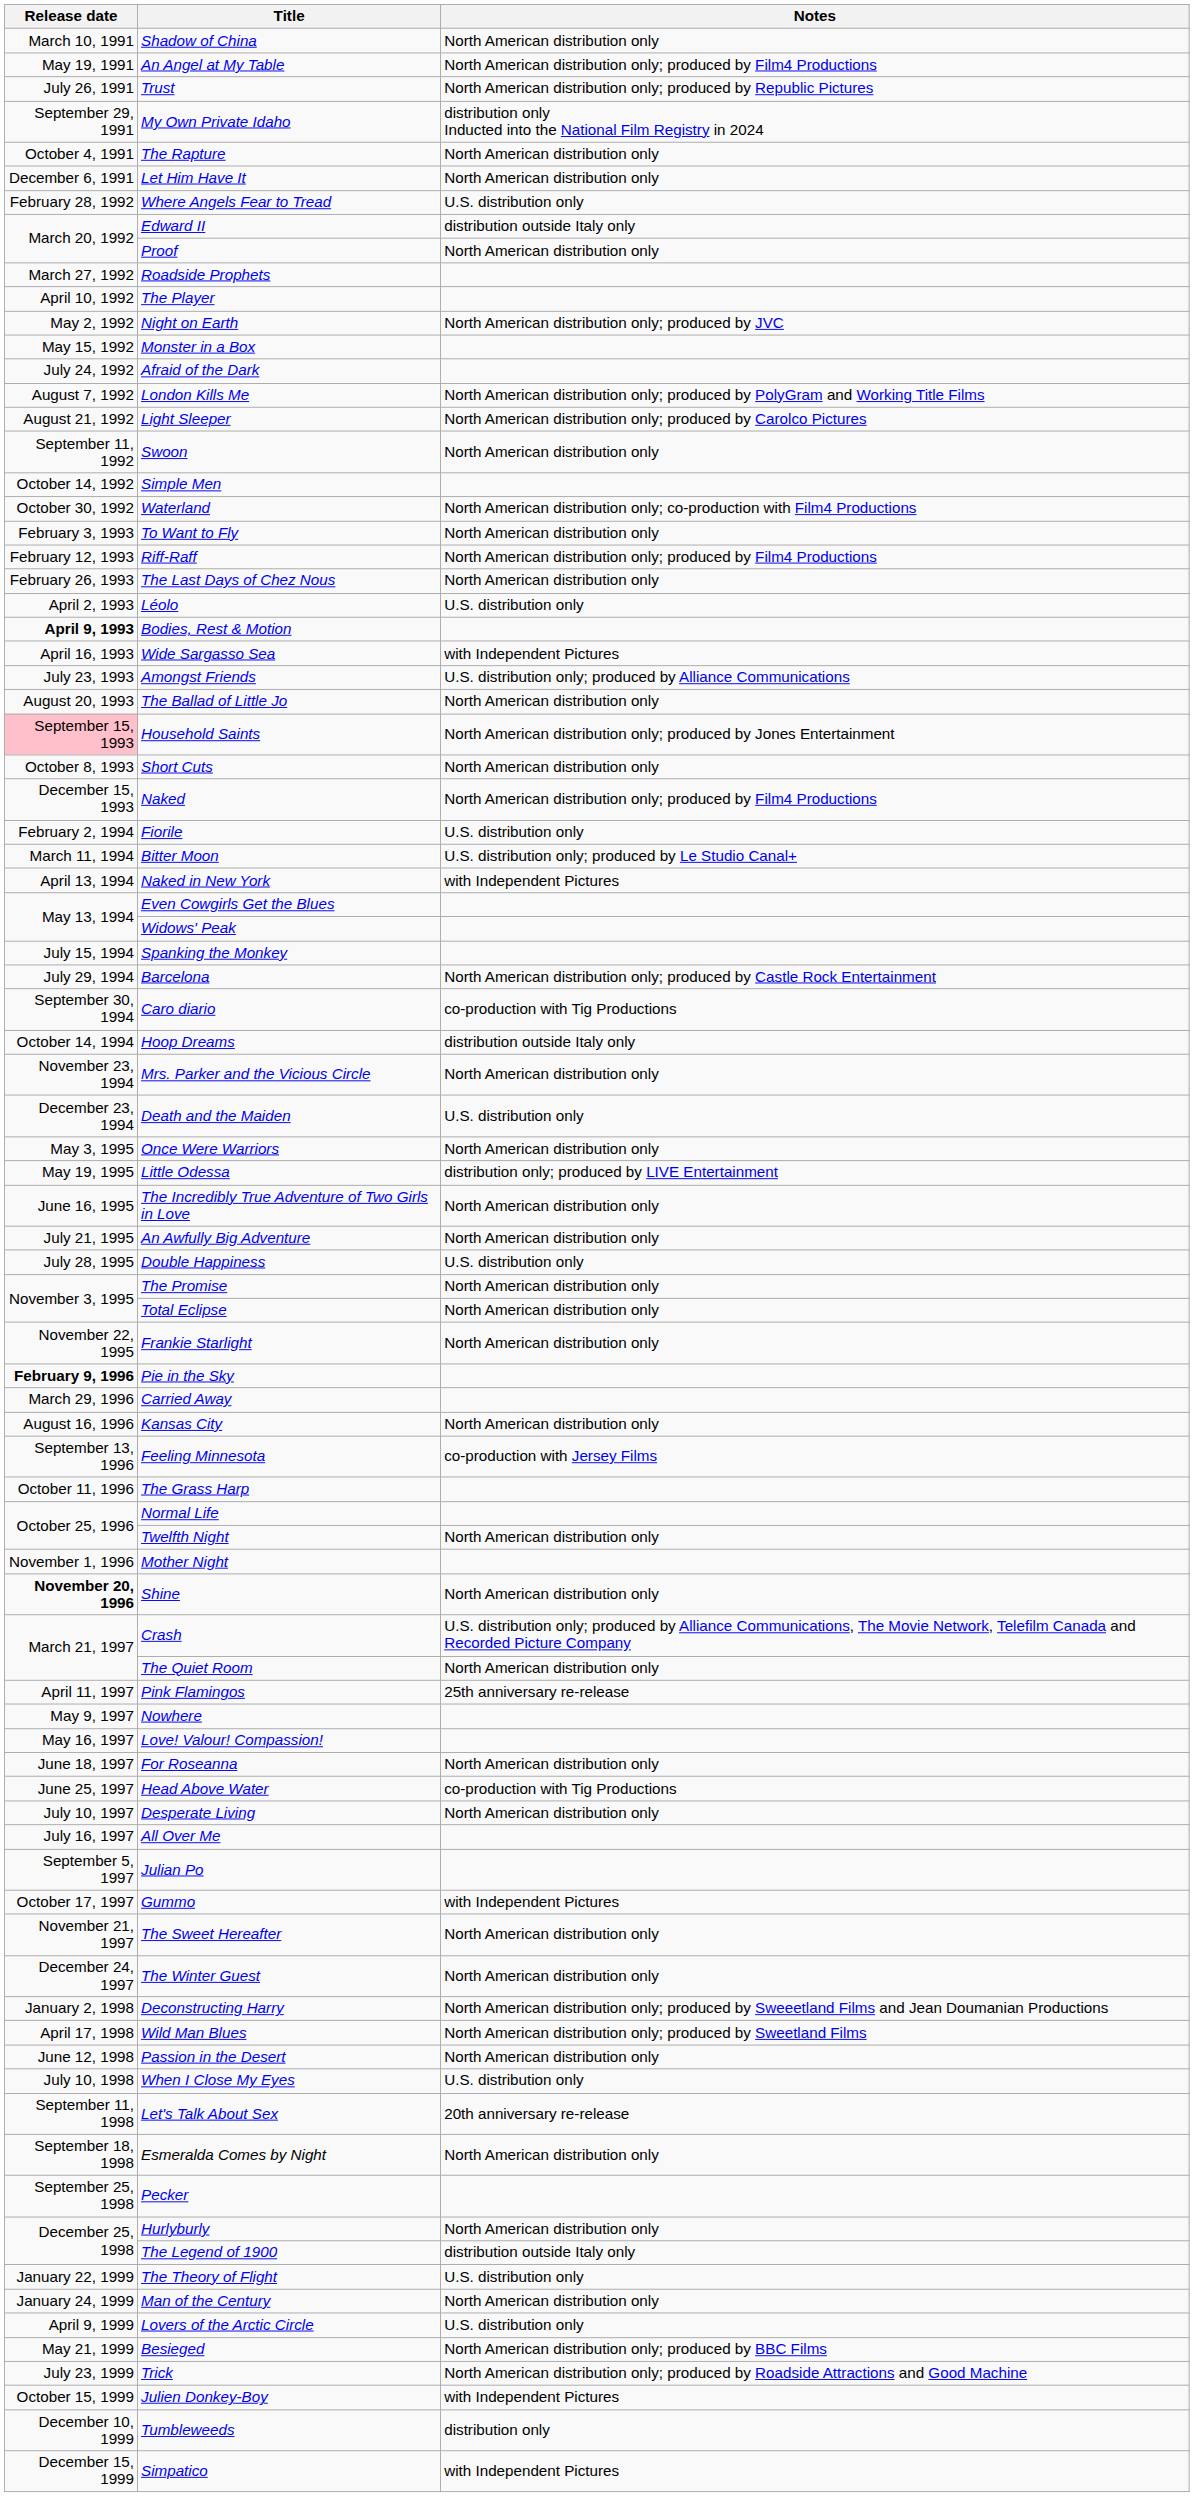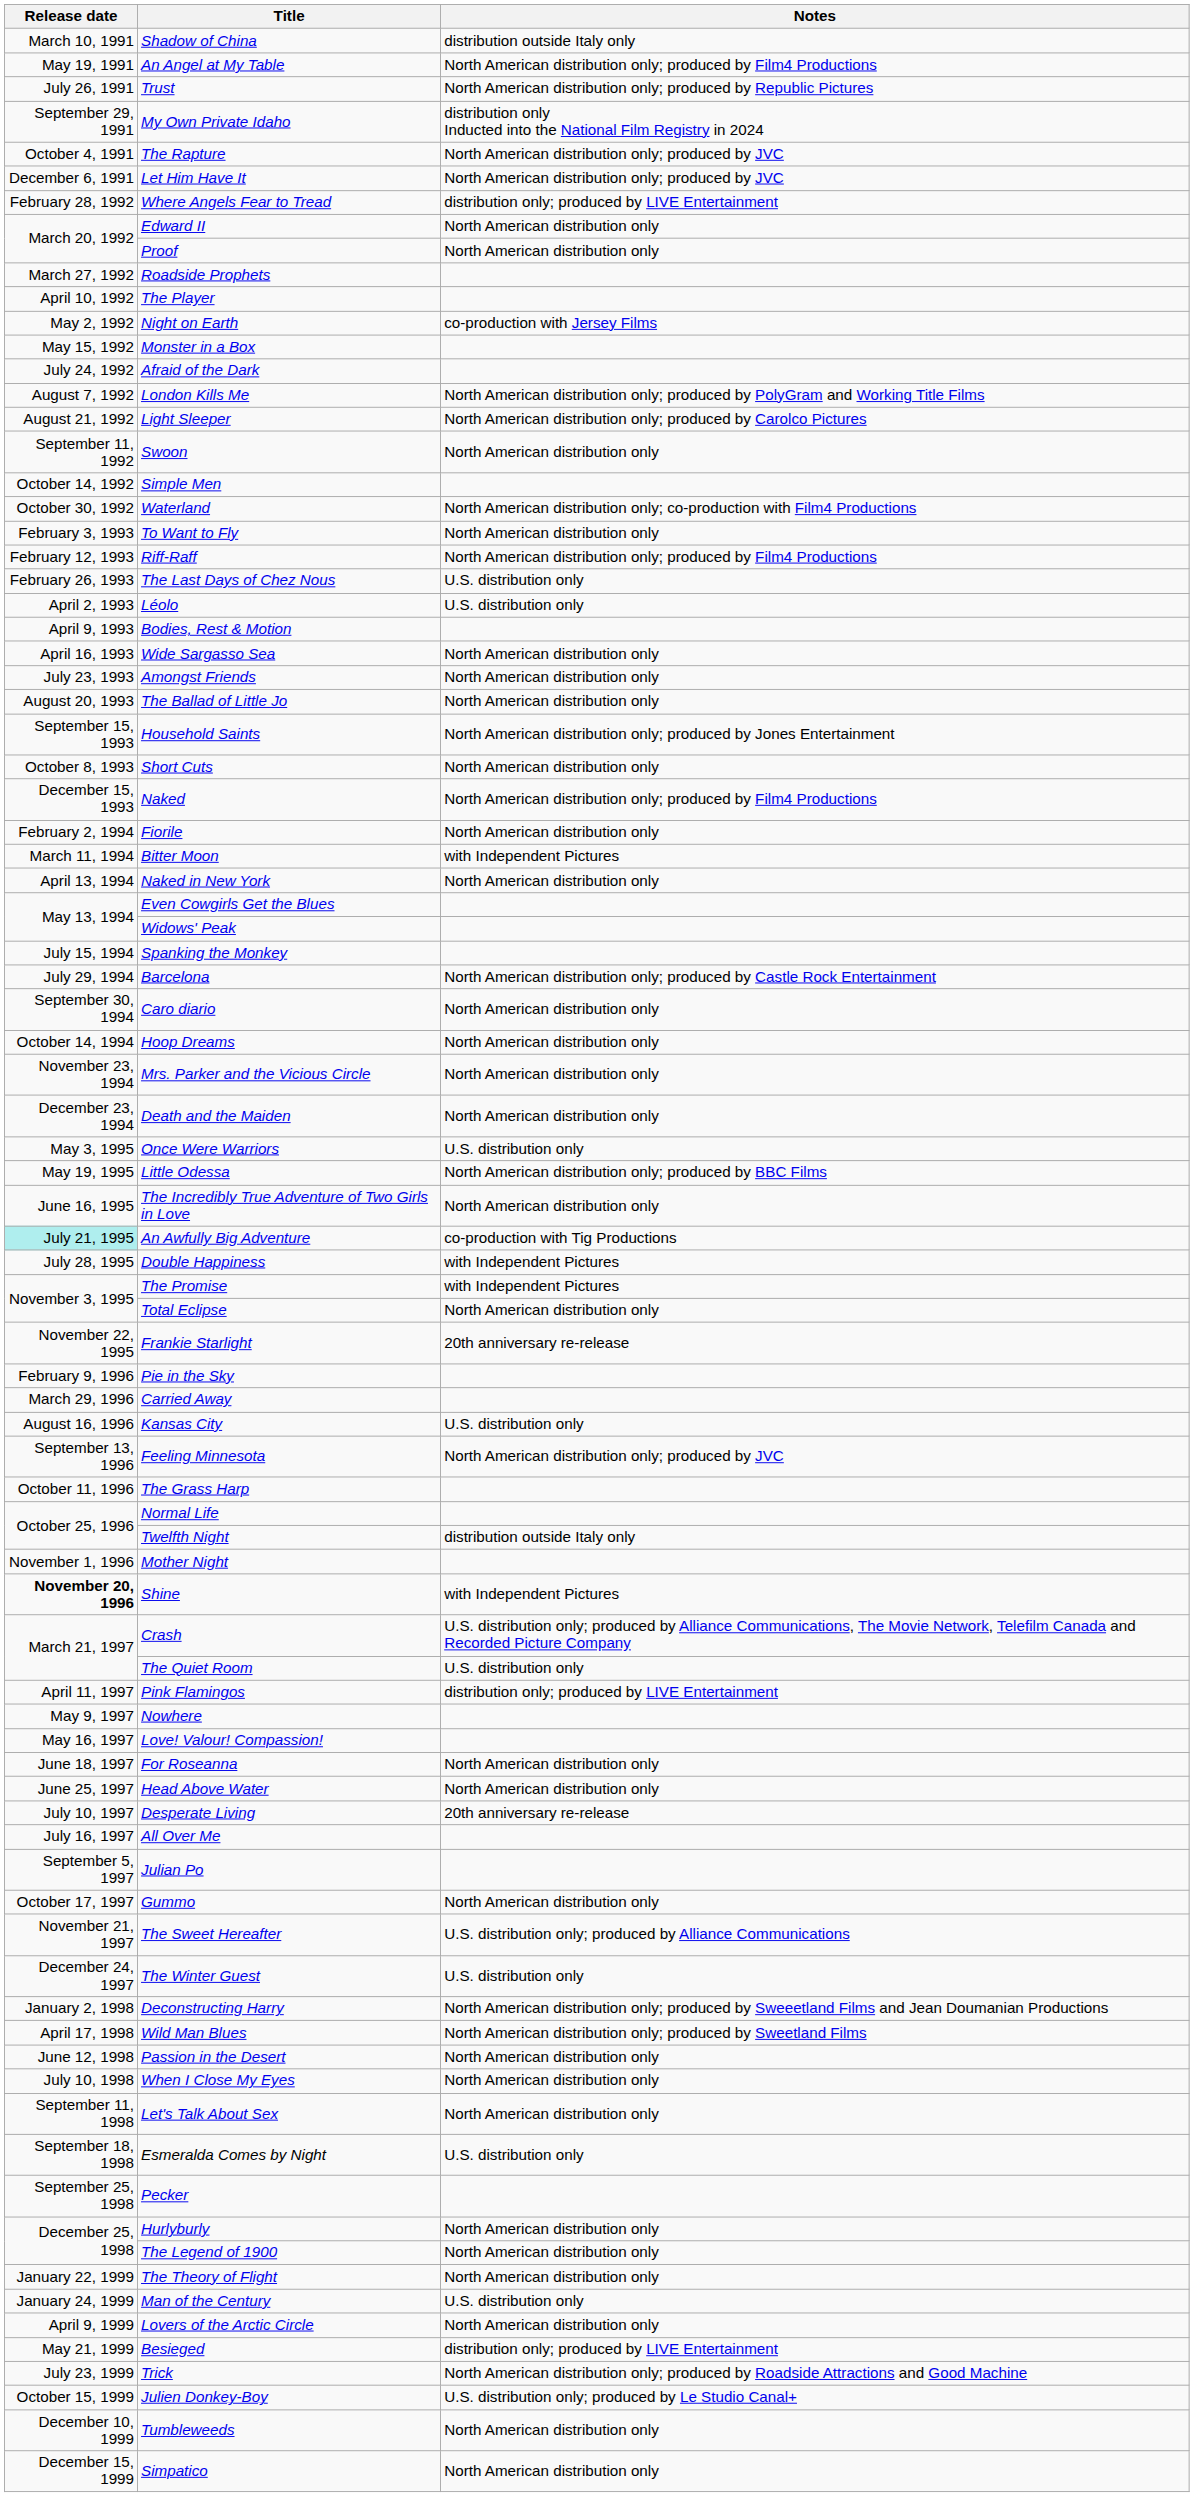(552, 40) North American distribution only -> (540, 40) distribution outside Italy only
(552, 154) North American distribution only -> (614, 154) North American distribution only; produced by JVC
(552, 178) North American distribution only -> (614, 178) North American distribution only; produced by JVC
(514, 202) U.S. distribution only -> (611, 202) distribution only; produced by LIVE Entertainment
(540, 226) distribution outside Italy only -> (552, 226) North American distribution only
(614, 322) North American distribution only; produced by JVC -> (551, 322) co-production with Jersey Films
(552, 581) North American distribution only -> (514, 581) U.S. distribution only
(89, 629) bold -> (91, 629) normal
(532, 653) with Independent Pictures -> (552, 653) North American distribution only
(647, 677) U.S. distribution only; produced by Alliance Communications -> (552, 677) North American distribution only
(84, 734) pink background -> (84, 734) no background
(514, 832) U.S. distribution only -> (552, 832) North American distribution only
(621, 856) U.S. distribution only; produced by Le Studio Canal+ -> (532, 856) with Independent Pictures
(532, 880) with Independent Pictures -> (552, 880) North American distribution only
(560, 1009) co-production with Tig Productions -> (552, 1009) North American distribution only
(540, 1042) distribution outside Italy only -> (552, 1042) North American distribution only
(514, 1116) U.S. distribution only -> (552, 1116) North American distribution only
(552, 1148) North American distribution only -> (514, 1148) U.S. distribution only
(611, 1172) distribution only; produced by LIVE Entertainment -> (636, 1172) North American distribution only; produced by BBC Films
(89, 1238) no background -> (89, 1238) paleturquoise background
(552, 1238) North American distribution only -> (560, 1238) co-production with Tig Productions
(514, 1262) U.S. distribution only -> (532, 1262) with Independent Pictures
(552, 1286) North American distribution only -> (532, 1286) with Independent Pictures
(552, 1343) North American distribution only -> (537, 1343) 20th anniversary re-release
(74, 1375) bold -> (76, 1375) normal
(552, 1423) North American distribution only -> (514, 1423) U.S. distribution only
(551, 1456) co-production with Jersey Films -> (614, 1456) North American distribution only; produced by JVC
(552, 1537) North American distribution only -> (540, 1537) distribution outside Italy only
(552, 1594) North American distribution only -> (532, 1594) with Independent Pictures
(552, 1668) North American distribution only -> (514, 1668) U.S. distribution only
(537, 1692) 25th anniversary re-release -> (611, 1692) distribution only; produced by LIVE Entertainment
(560, 1788) co-production with Tig Productions -> (552, 1788) North American distribution only
(552, 1812) North American distribution only -> (537, 1812) 20th anniversary re-release
(532, 1902) with Independent Pictures -> (552, 1902) North American distribution only
(552, 1934) North American distribution only -> (647, 1934) U.S. distribution only; produced by Alliance Communications
(552, 1976) North American distribution only -> (514, 1976) U.S. distribution only
(514, 2081) U.S. distribution only -> (552, 2081) North American distribution only
(537, 2113) 20th anniversary re-release -> (552, 2113) North American distribution only
(552, 2154) North American distribution only -> (514, 2154) U.S. distribution only
(540, 2252) distribution outside Italy only -> (552, 2252) North American distribution only
(514, 2276) U.S. distribution only -> (552, 2276) North American distribution only
(552, 2301) North American distribution only -> (514, 2301) U.S. distribution only
(514, 2325) U.S. distribution only -> (552, 2325) North American distribution only
(636, 2349) North American distribution only; produced by BBC Films -> (611, 2349) distribution only; produced by LIVE Entertainment
(532, 2397) with Independent Pictures -> (621, 2397) U.S. distribution only; produced by Le Studio Canal+
(497, 2430) distribution only -> (552, 2430) North American distribution only
(532, 2471) with Independent Pictures -> (552, 2471) North American distribution only
